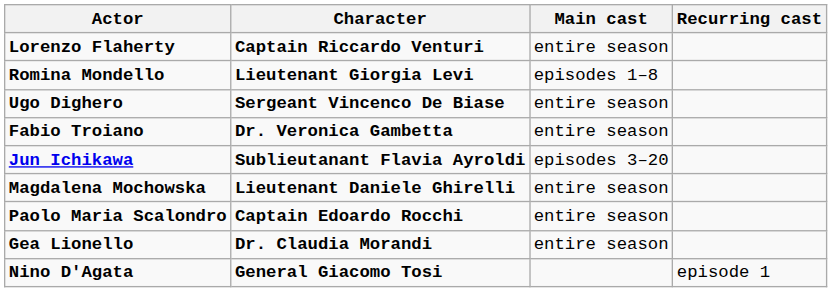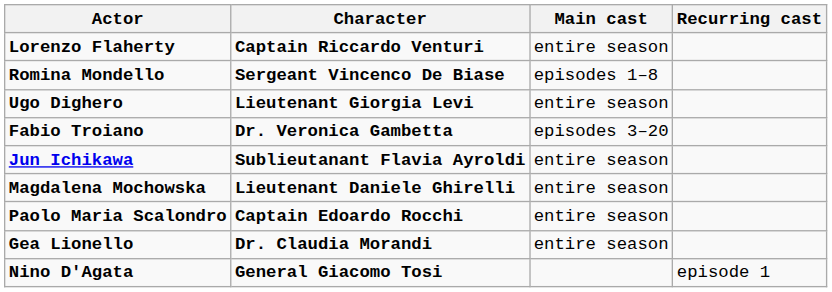(354, 75) Lieutenant Giorgia Levi -> (370, 75) Sergeant Vincenco De Biase
(370, 103) Sergeant Vincenco De Biase -> (354, 103) Lieutenant Giorgia Levi
(601, 131) entire season -> (601, 131) episodes 3–20
(601, 160) episodes 3–20 -> (601, 160) entire season
